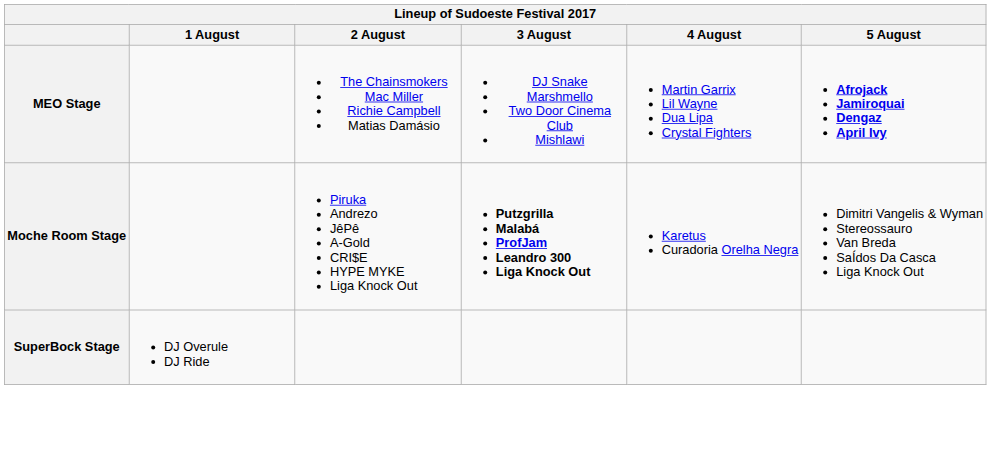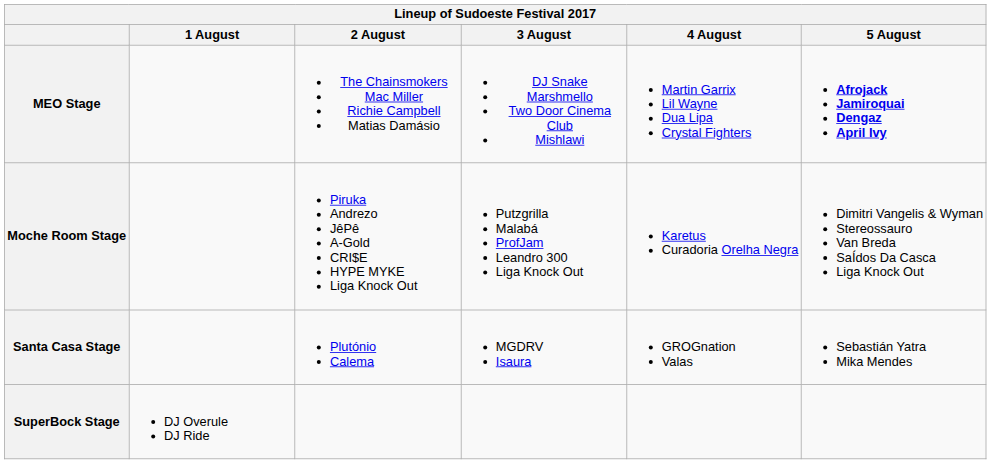(544, 243) bold -> (544, 243) normal
+ row: (67, 347)
